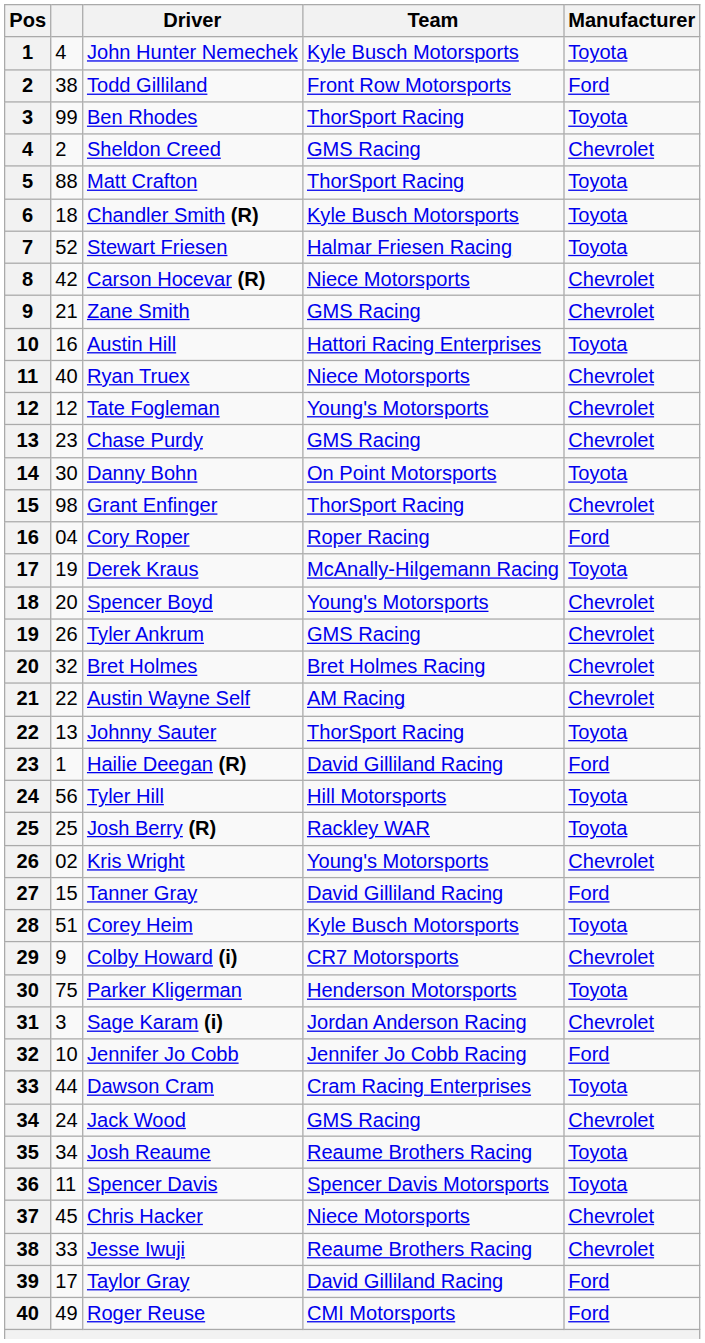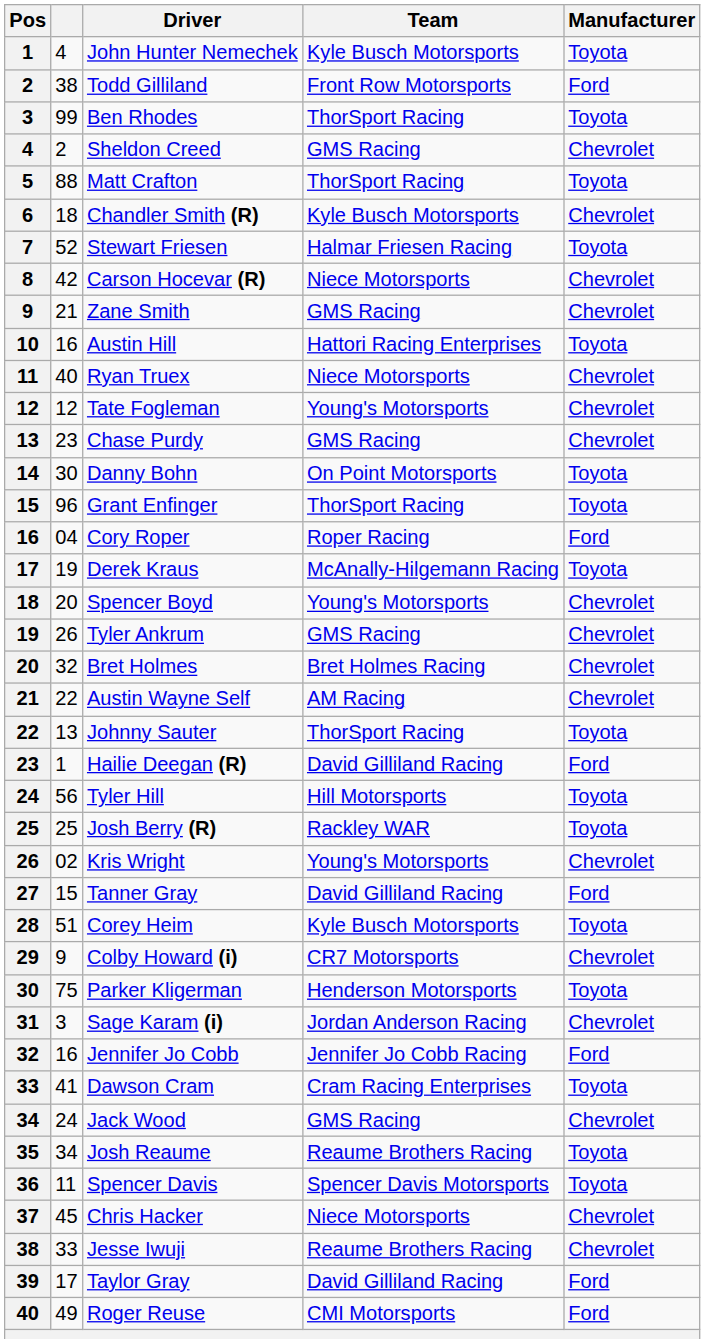(598, 214) Toyota -> (611, 214) Chevrolet
(67, 505) 98 -> (67, 505) 96
(611, 505) Chevrolet -> (598, 505) Toyota
(67, 1054) 10 -> (67, 1054) 16
(67, 1086) 44 -> (67, 1086) 41
